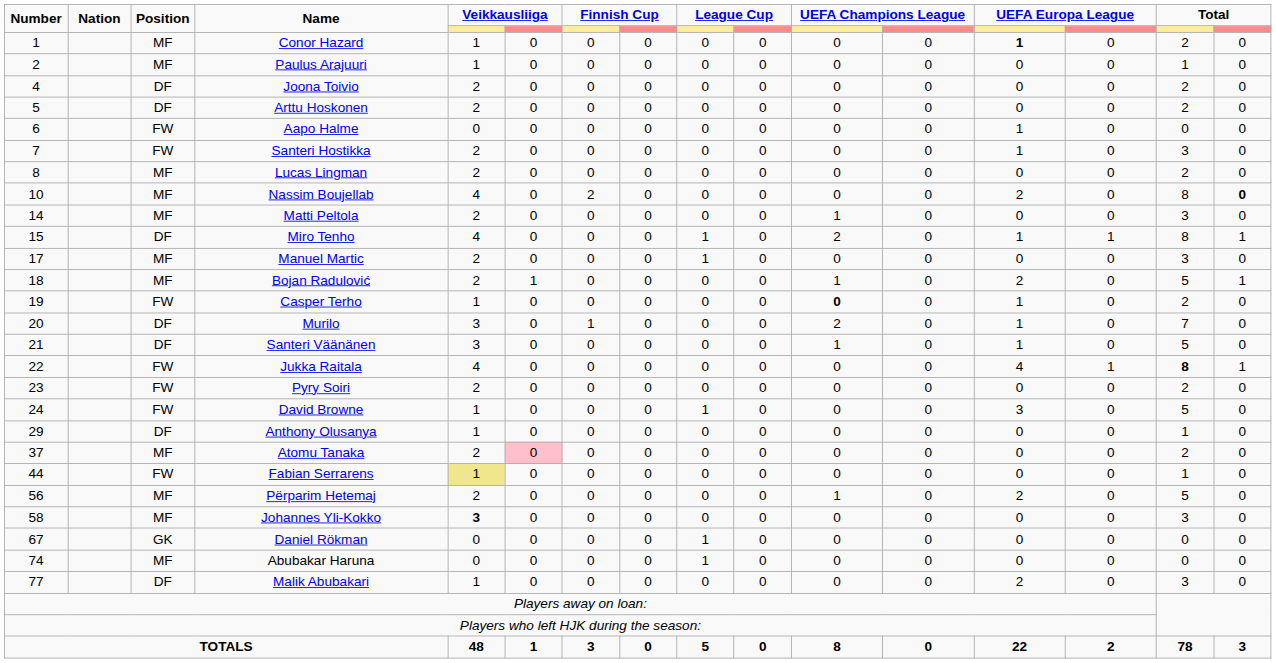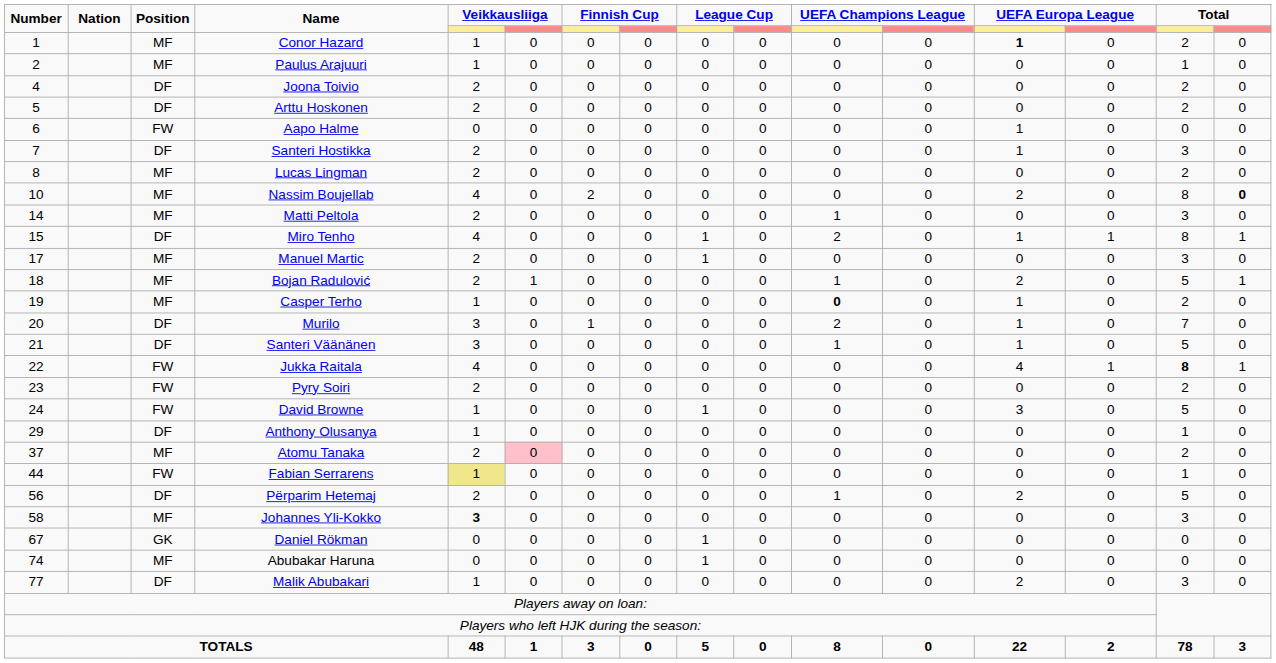(163, 150) FW -> (163, 150) DF
(163, 301) FW -> (163, 301) MF
(163, 496) MF -> (163, 496) DF
